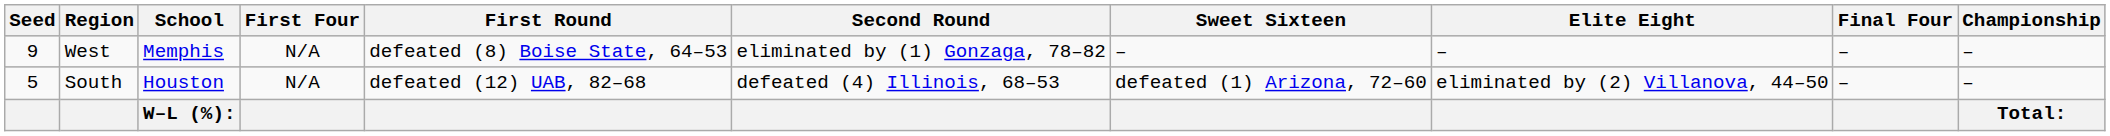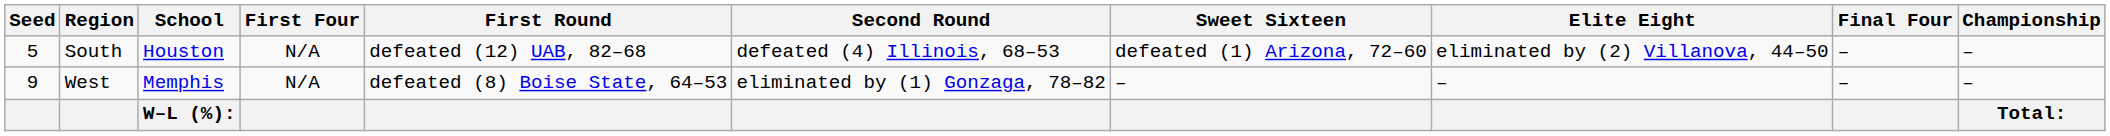rows swapped: (94, 83) <-> (88, 52)
